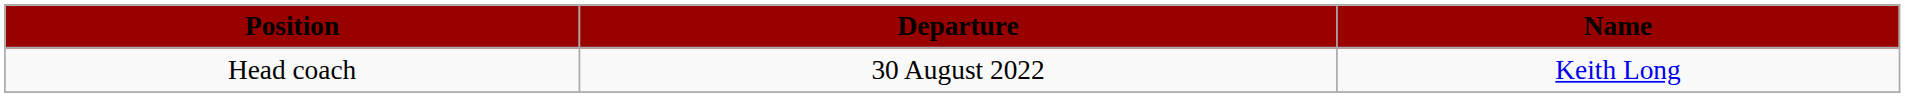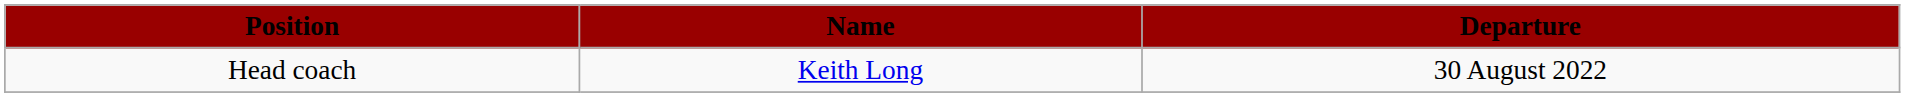columns swapped: (1618, 26) <-> (958, 26)
